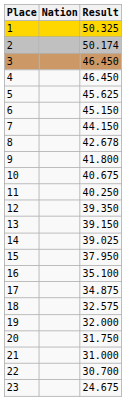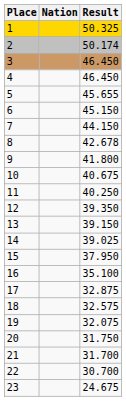(101, 94) 45.625 -> (101, 94) 45.655
(101, 290) 34.875 -> (101, 290) 32.875
(101, 323) 32.000 -> (101, 323) 32.075
(101, 355) 31.000 -> (101, 355) 31.700
